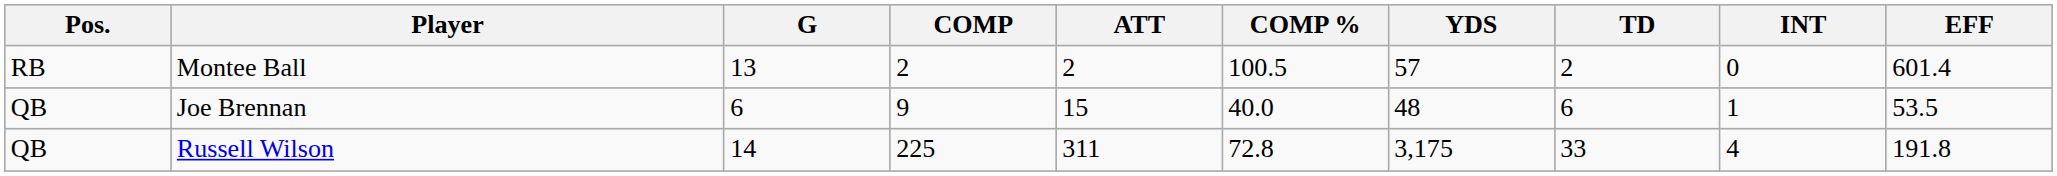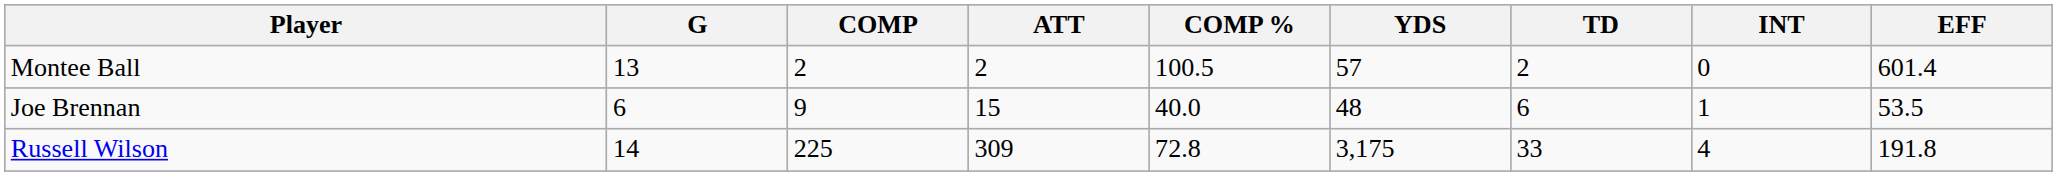- column: (88, 25)
(1081, 149) 311 -> (994, 149) 309
